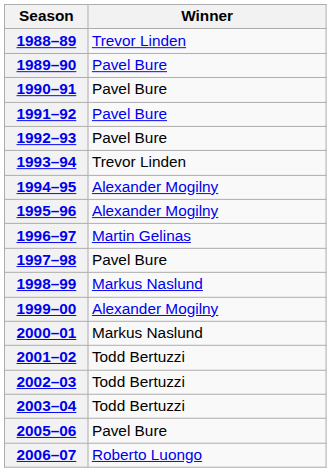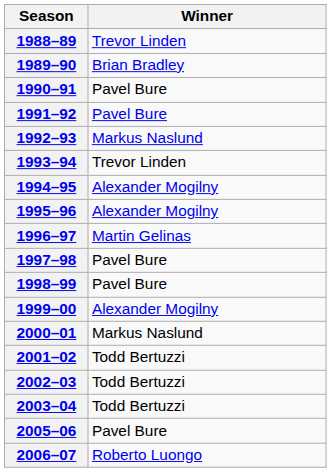(129, 65) Pavel Bure -> (138, 65) Brian Bradley
(129, 138) Pavel Bure -> (147, 138) Markus Naslund
(147, 284) Markus Naslund -> (129, 284) Pavel Bure
